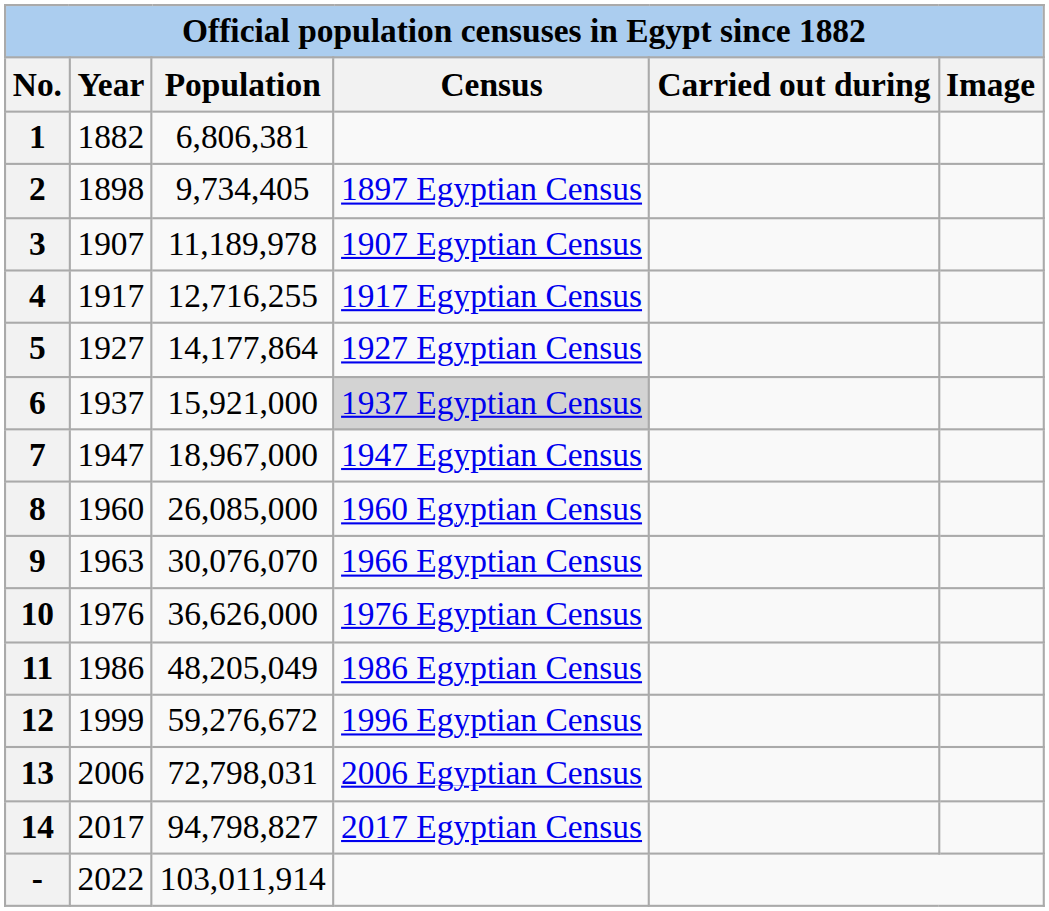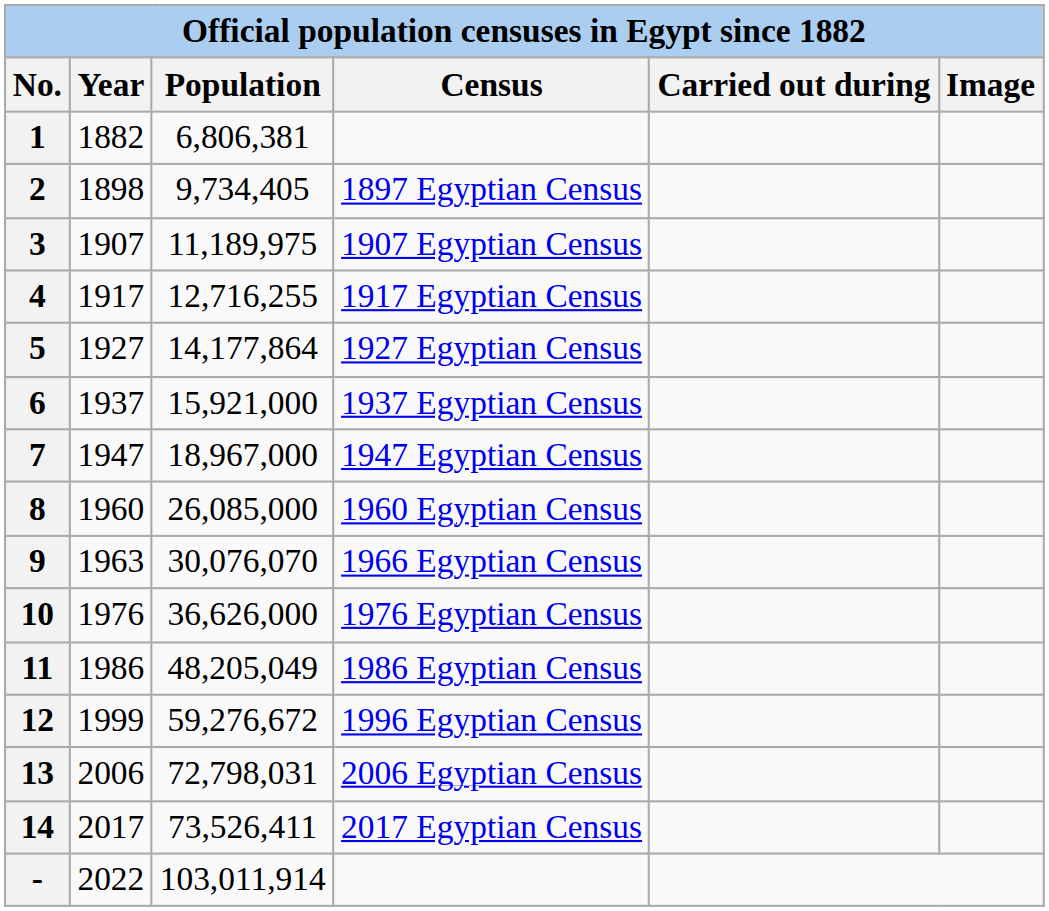(243, 243) 11,189,978 -> (243, 243) 11,189,975
(492, 402) lightgrey background -> (492, 402) no background
(243, 826) 94,798,827 -> (243, 826) 73,526,411
